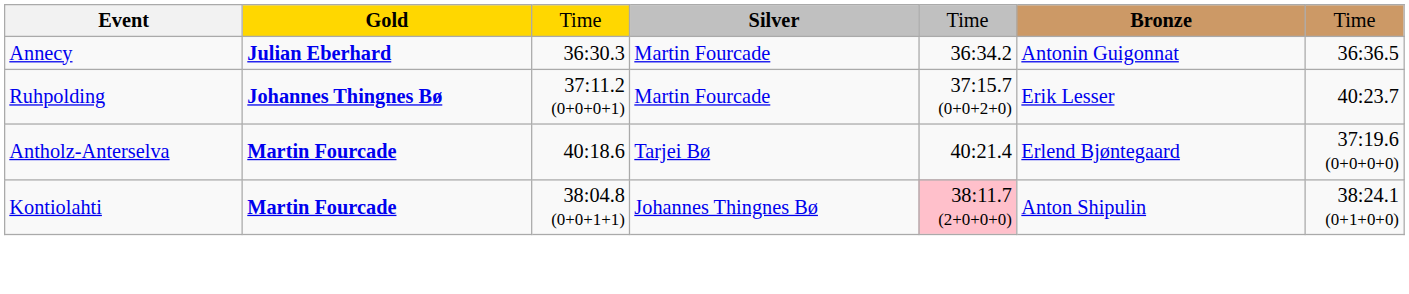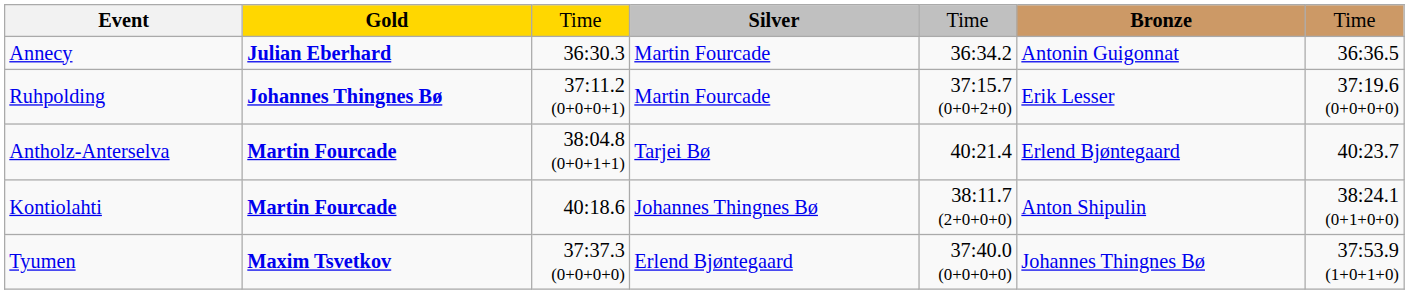(1368, 96) 40:23.7 -> (1362, 96) 37:19.6 (0+0+0+0)
(594, 151) 40:18.6 -> (588, 151) 38:04.8 (0+0+1+1)
(1362, 151) 37:19.6 (0+0+0+0) -> (1368, 151) 40:23.7
(588, 206) 38:04.8 (0+0+1+1) -> (594, 206) 40:18.6
(975, 206) pink background -> (975, 206) no background
+ row: (42, 261)
